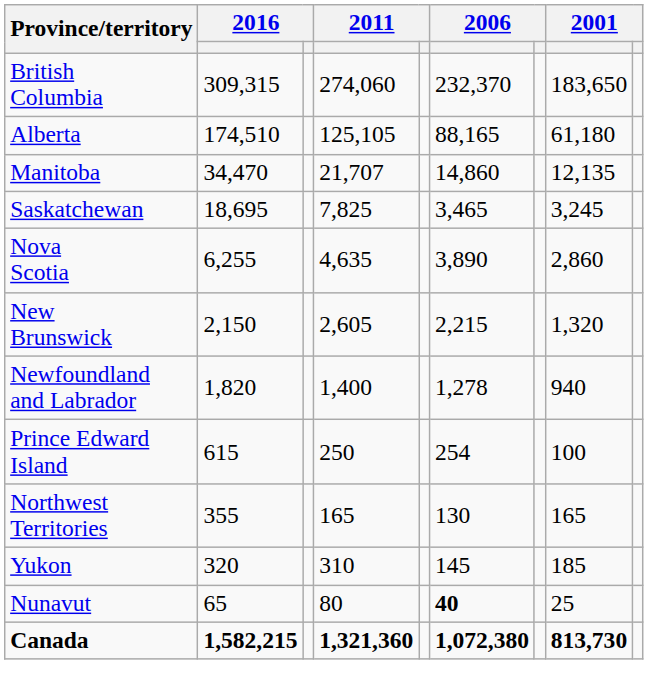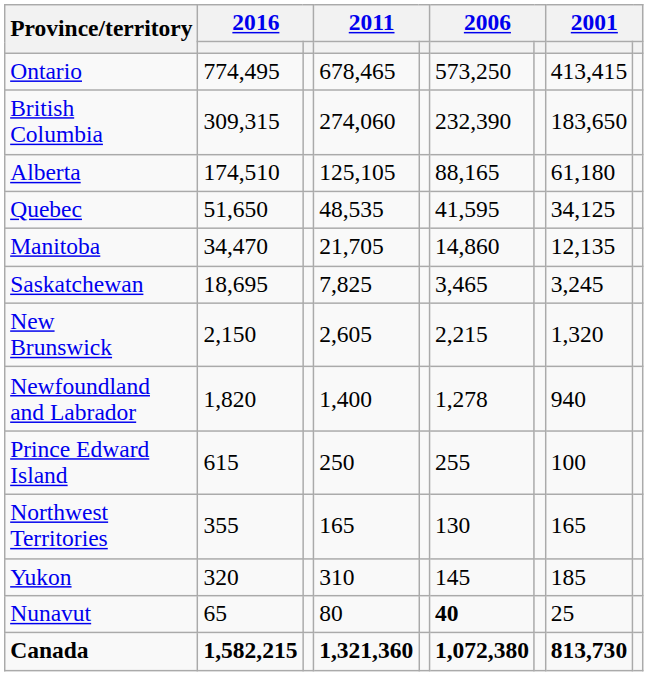+ row: (46, 71)
(473, 84) 232,370 -> (473, 121) 232,390
+ row: (46, 209)
(352, 172) 21,707 -> (352, 246) 21,705
- row: (40, 260)
(453, 451) 254 -> (453, 462) 255
